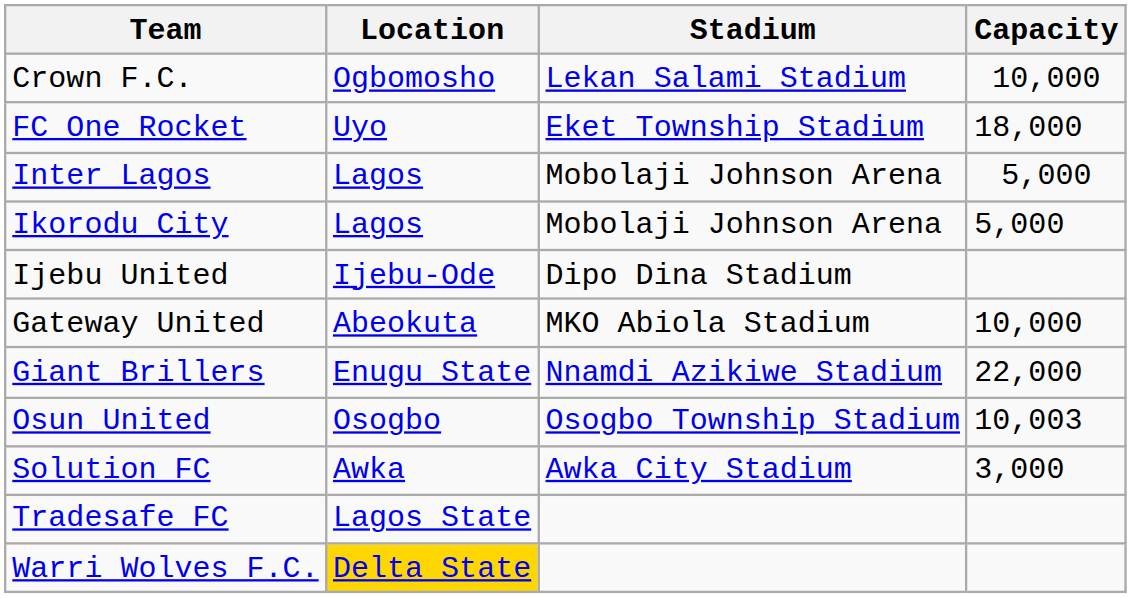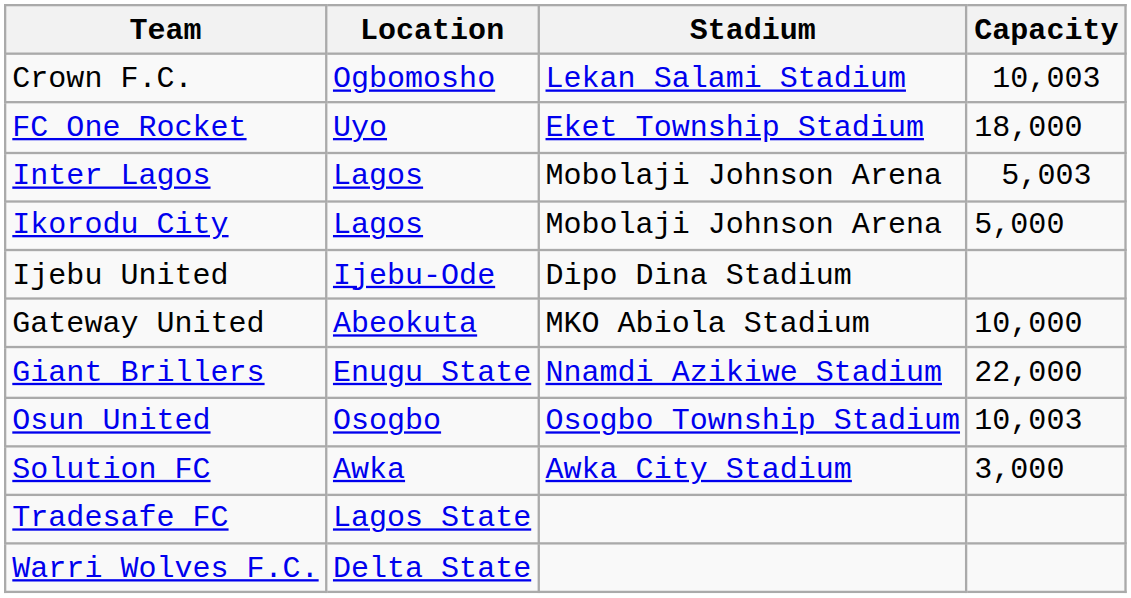(1046, 79) 10,000 -> (1046, 79) 10,003
(1046, 176) 5,000 -> (1046, 176) 5,003
(432, 568) gold background -> (432, 568) no background
